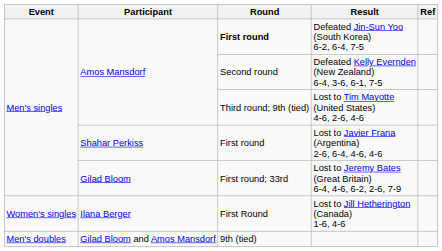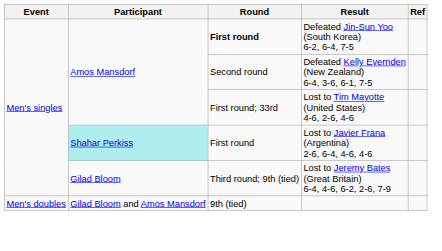(265, 108) Third round; 9th (tied) -> (244, 108) First round; 33rd
(112, 143) no background -> (102, 143) paleturquoise background
(254, 179) First round; 33rd -> (255, 179) Third round; 9th (tied)
- row: (362, 214)
